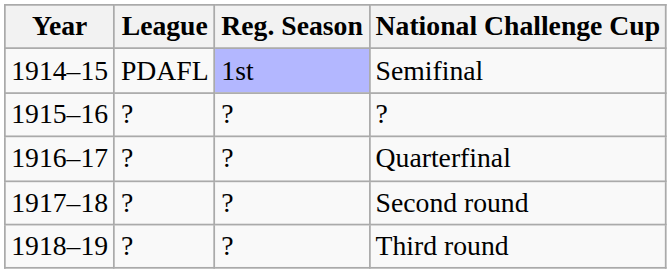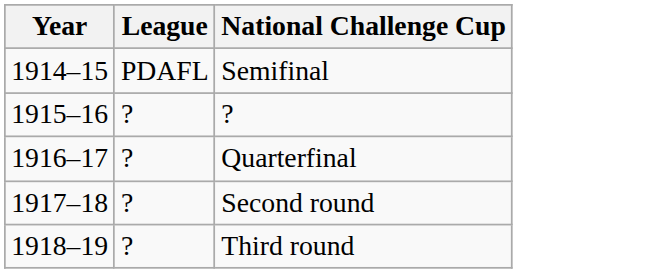- column: (292, 26)
